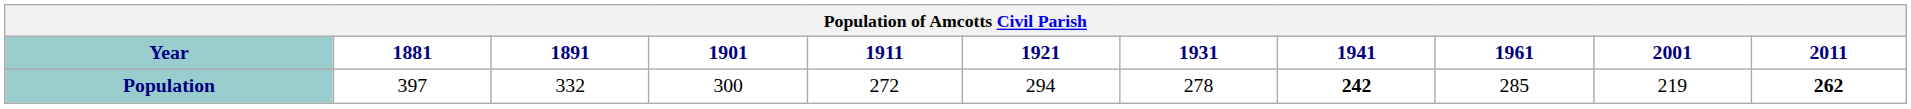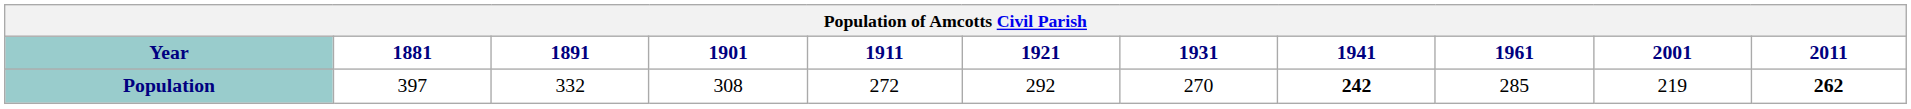(728, 86) 300 -> (728, 86) 308
(1041, 86) 294 -> (1041, 86) 292
(1199, 86) 278 -> (1199, 86) 270
